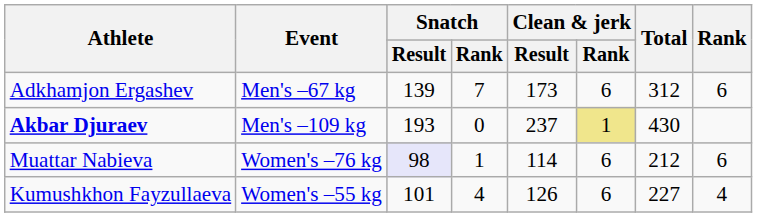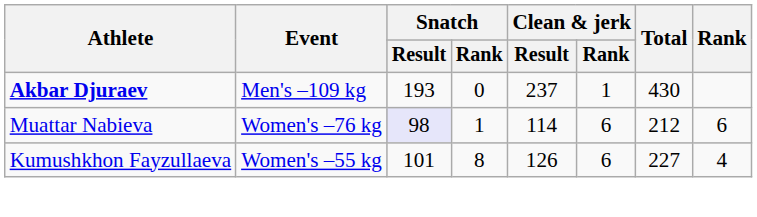- row: (101, 90)
(606, 125) khaki background -> (606, 90) no background
(479, 195) 4 -> (479, 160) 8
